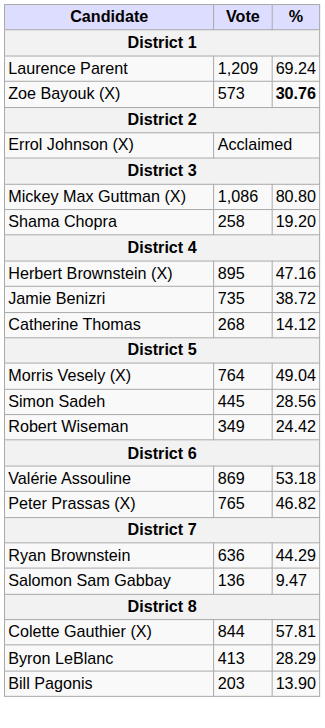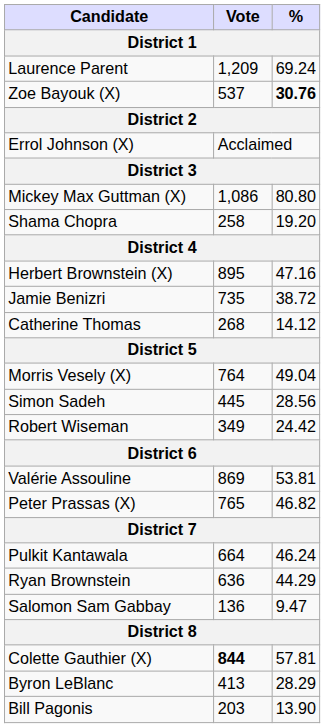(231, 94) 573 -> (231, 94) 537
(296, 478) 53.18 -> (296, 478) 53.81
+ row: (68, 555)
(231, 632) normal -> (231, 658) bold
